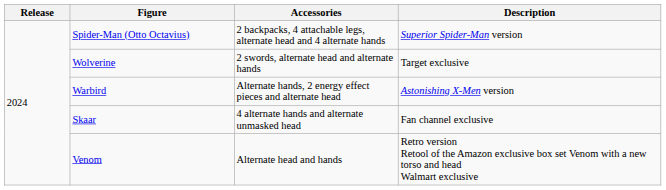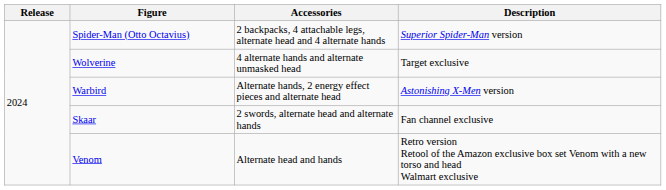(315, 63) 2 swords, alternate head and alternate hands -> (300, 63) 4 alternate hands and alternate unmasked head
(300, 119) 4 alternate hands and alternate unmasked head -> (315, 119) 2 swords, alternate head and alternate hands
